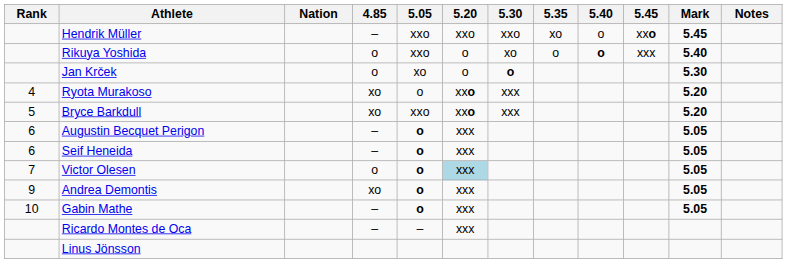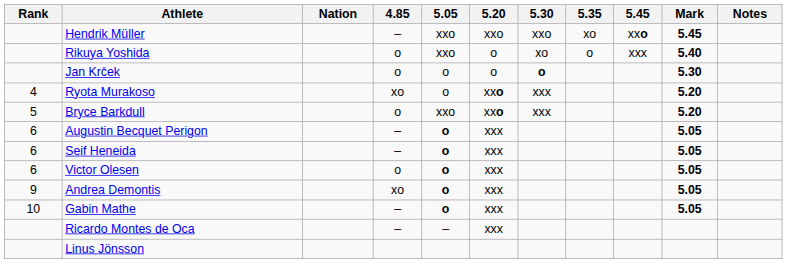- column: (601, 14)
(420, 72) xo -> (446, 72) o
(375, 111) xo -> (398, 111) o
(32, 170) 7 -> (33, 170) 6
(465, 170) lightblue background -> (494, 170) no background
